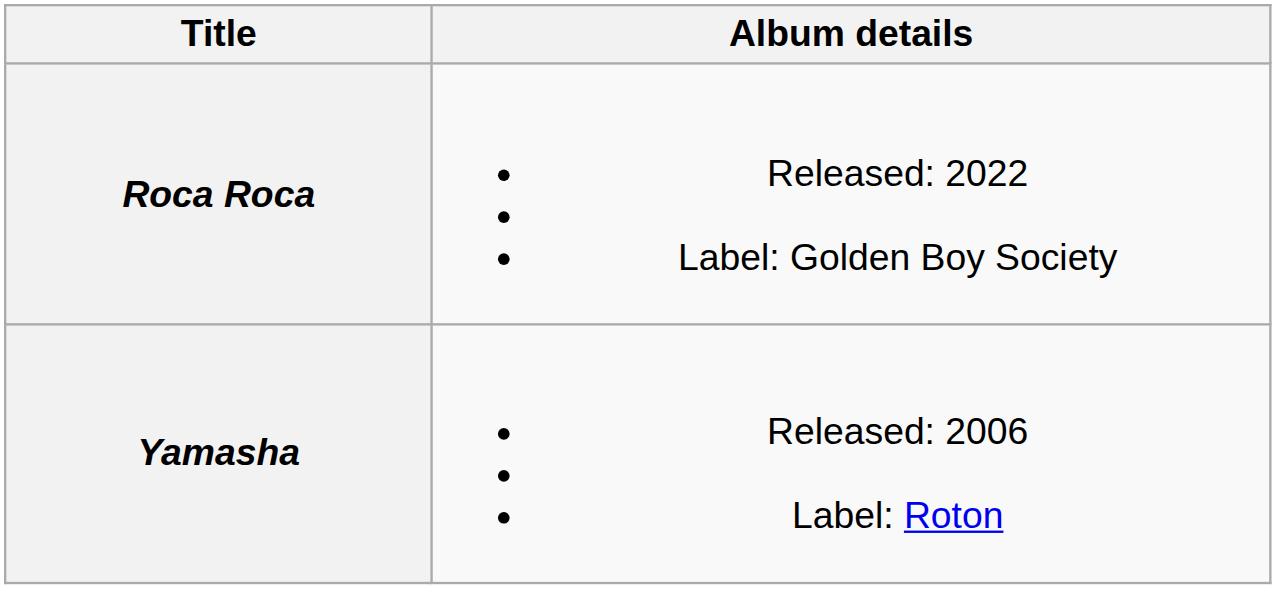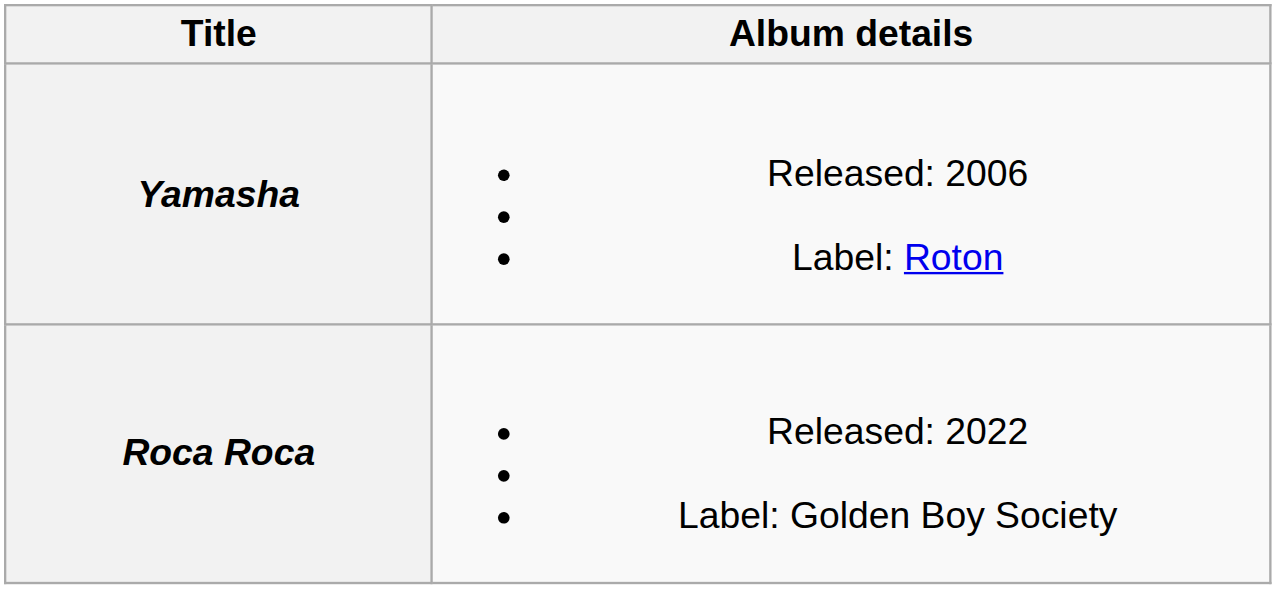rows swapped: (219, 452) <-> (219, 193)
